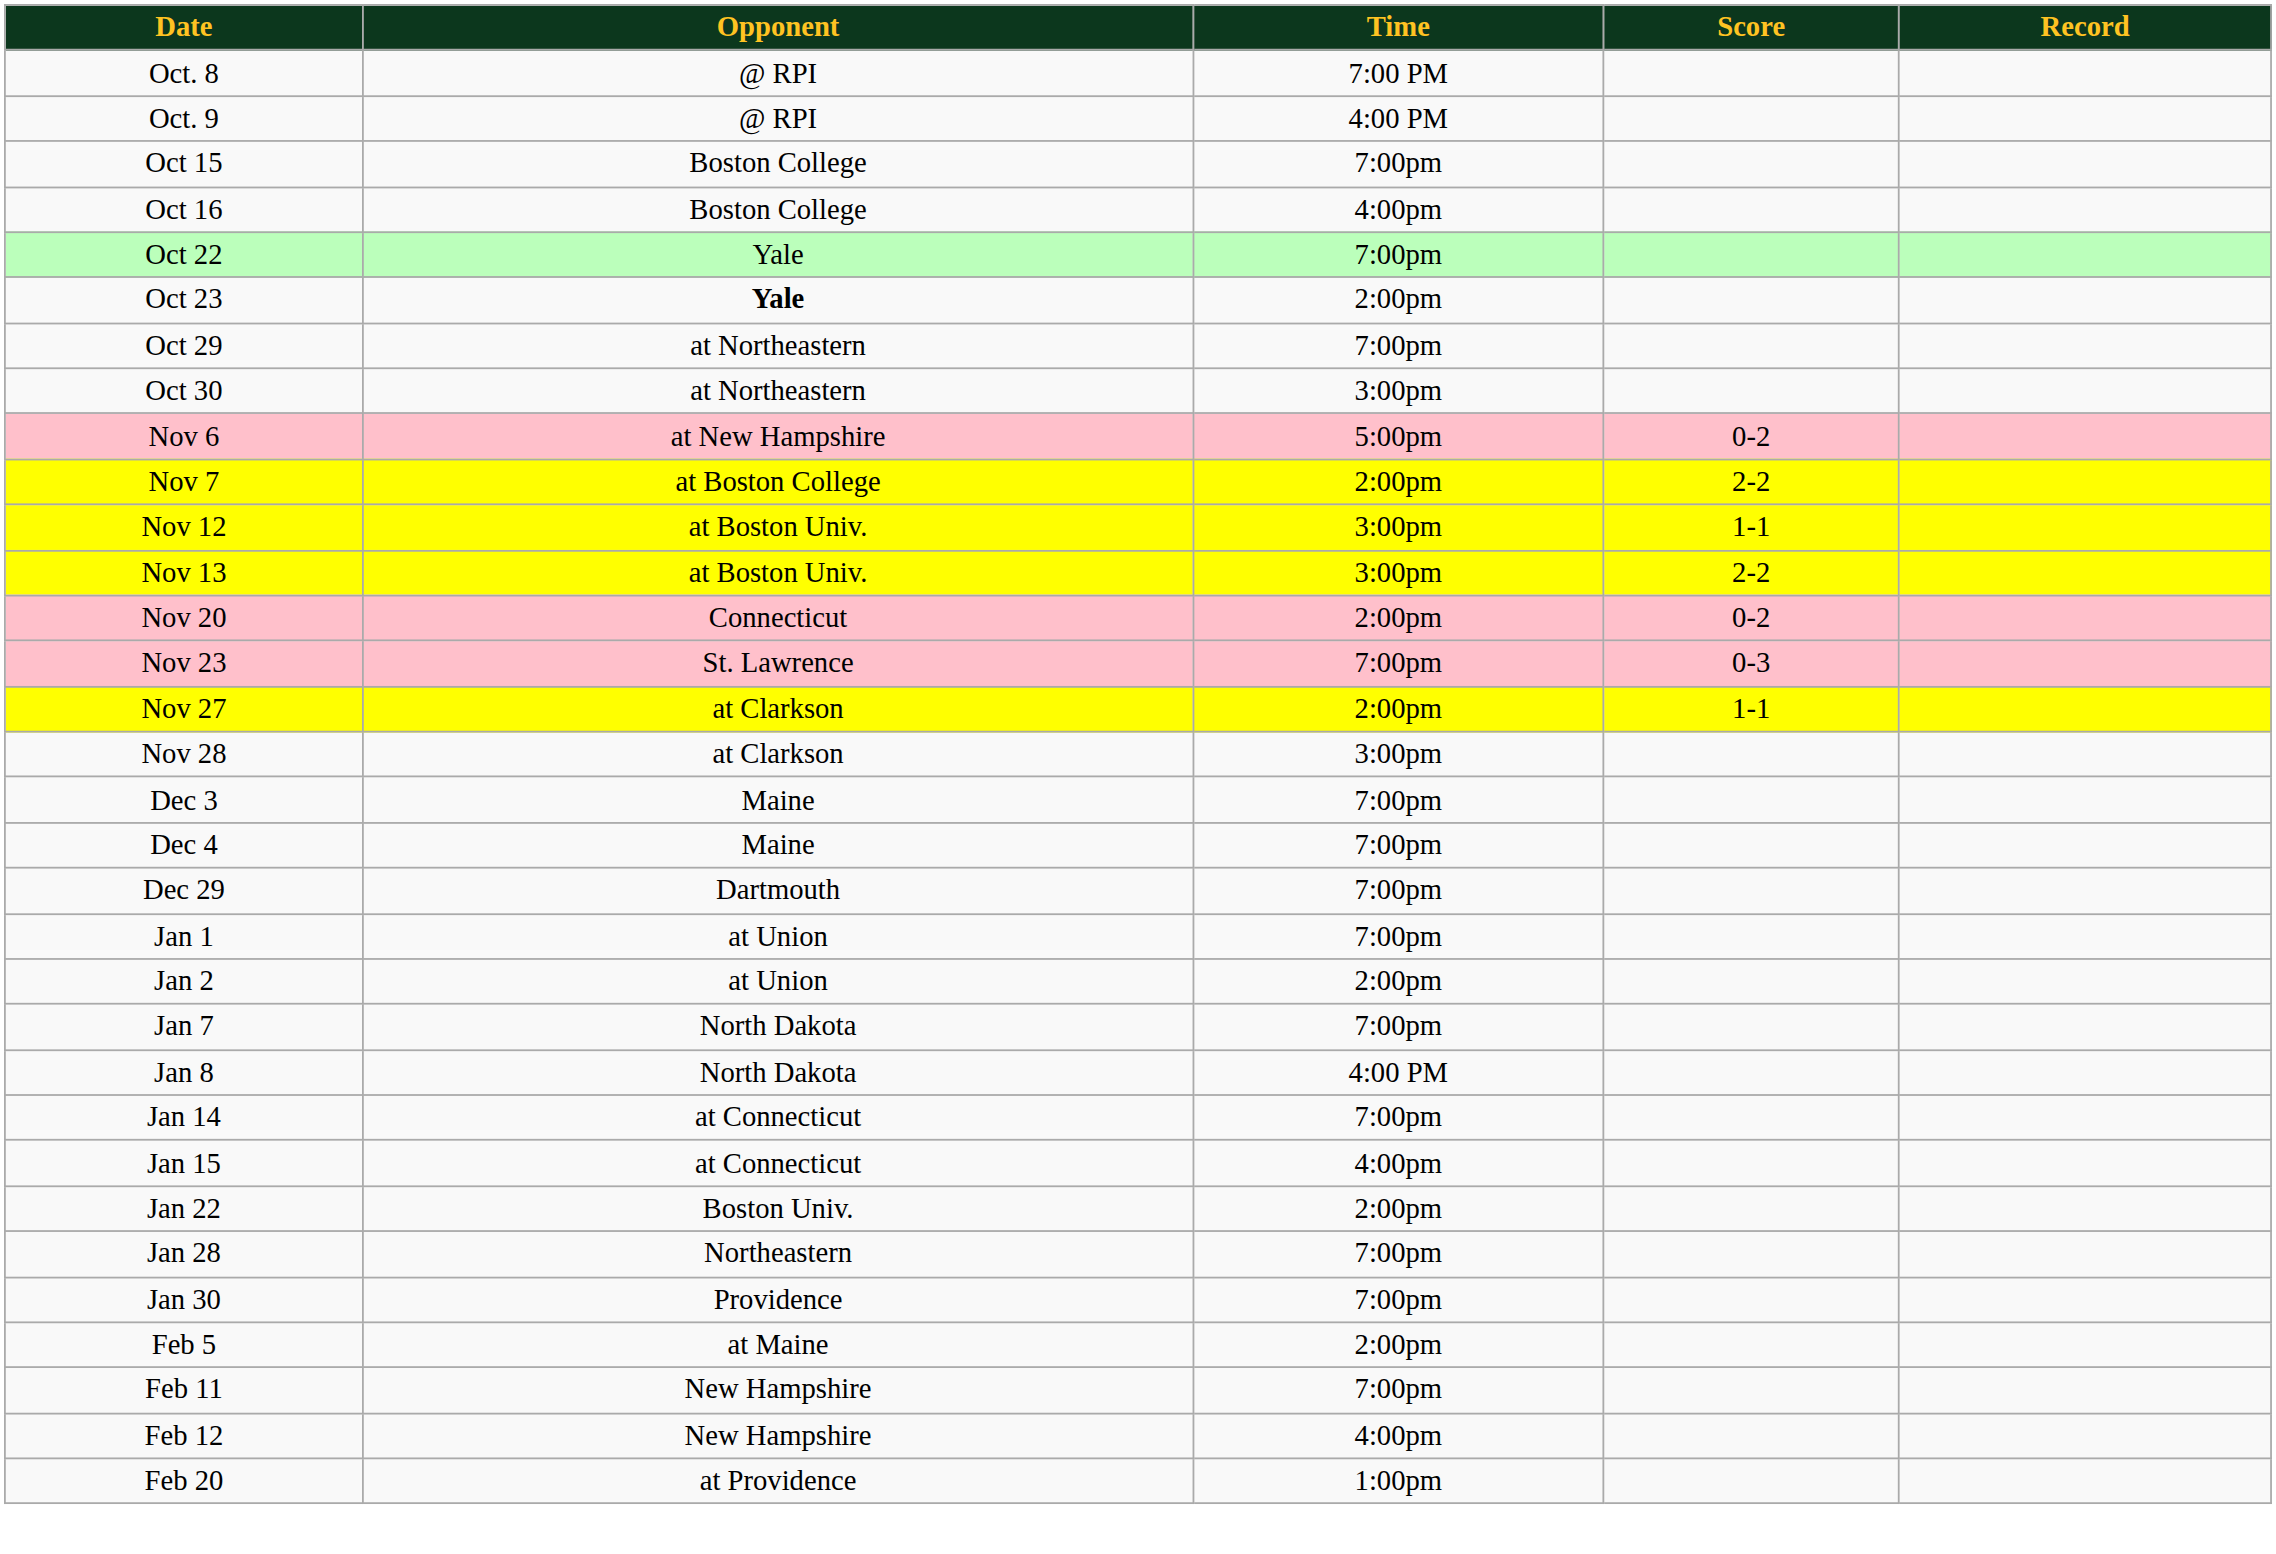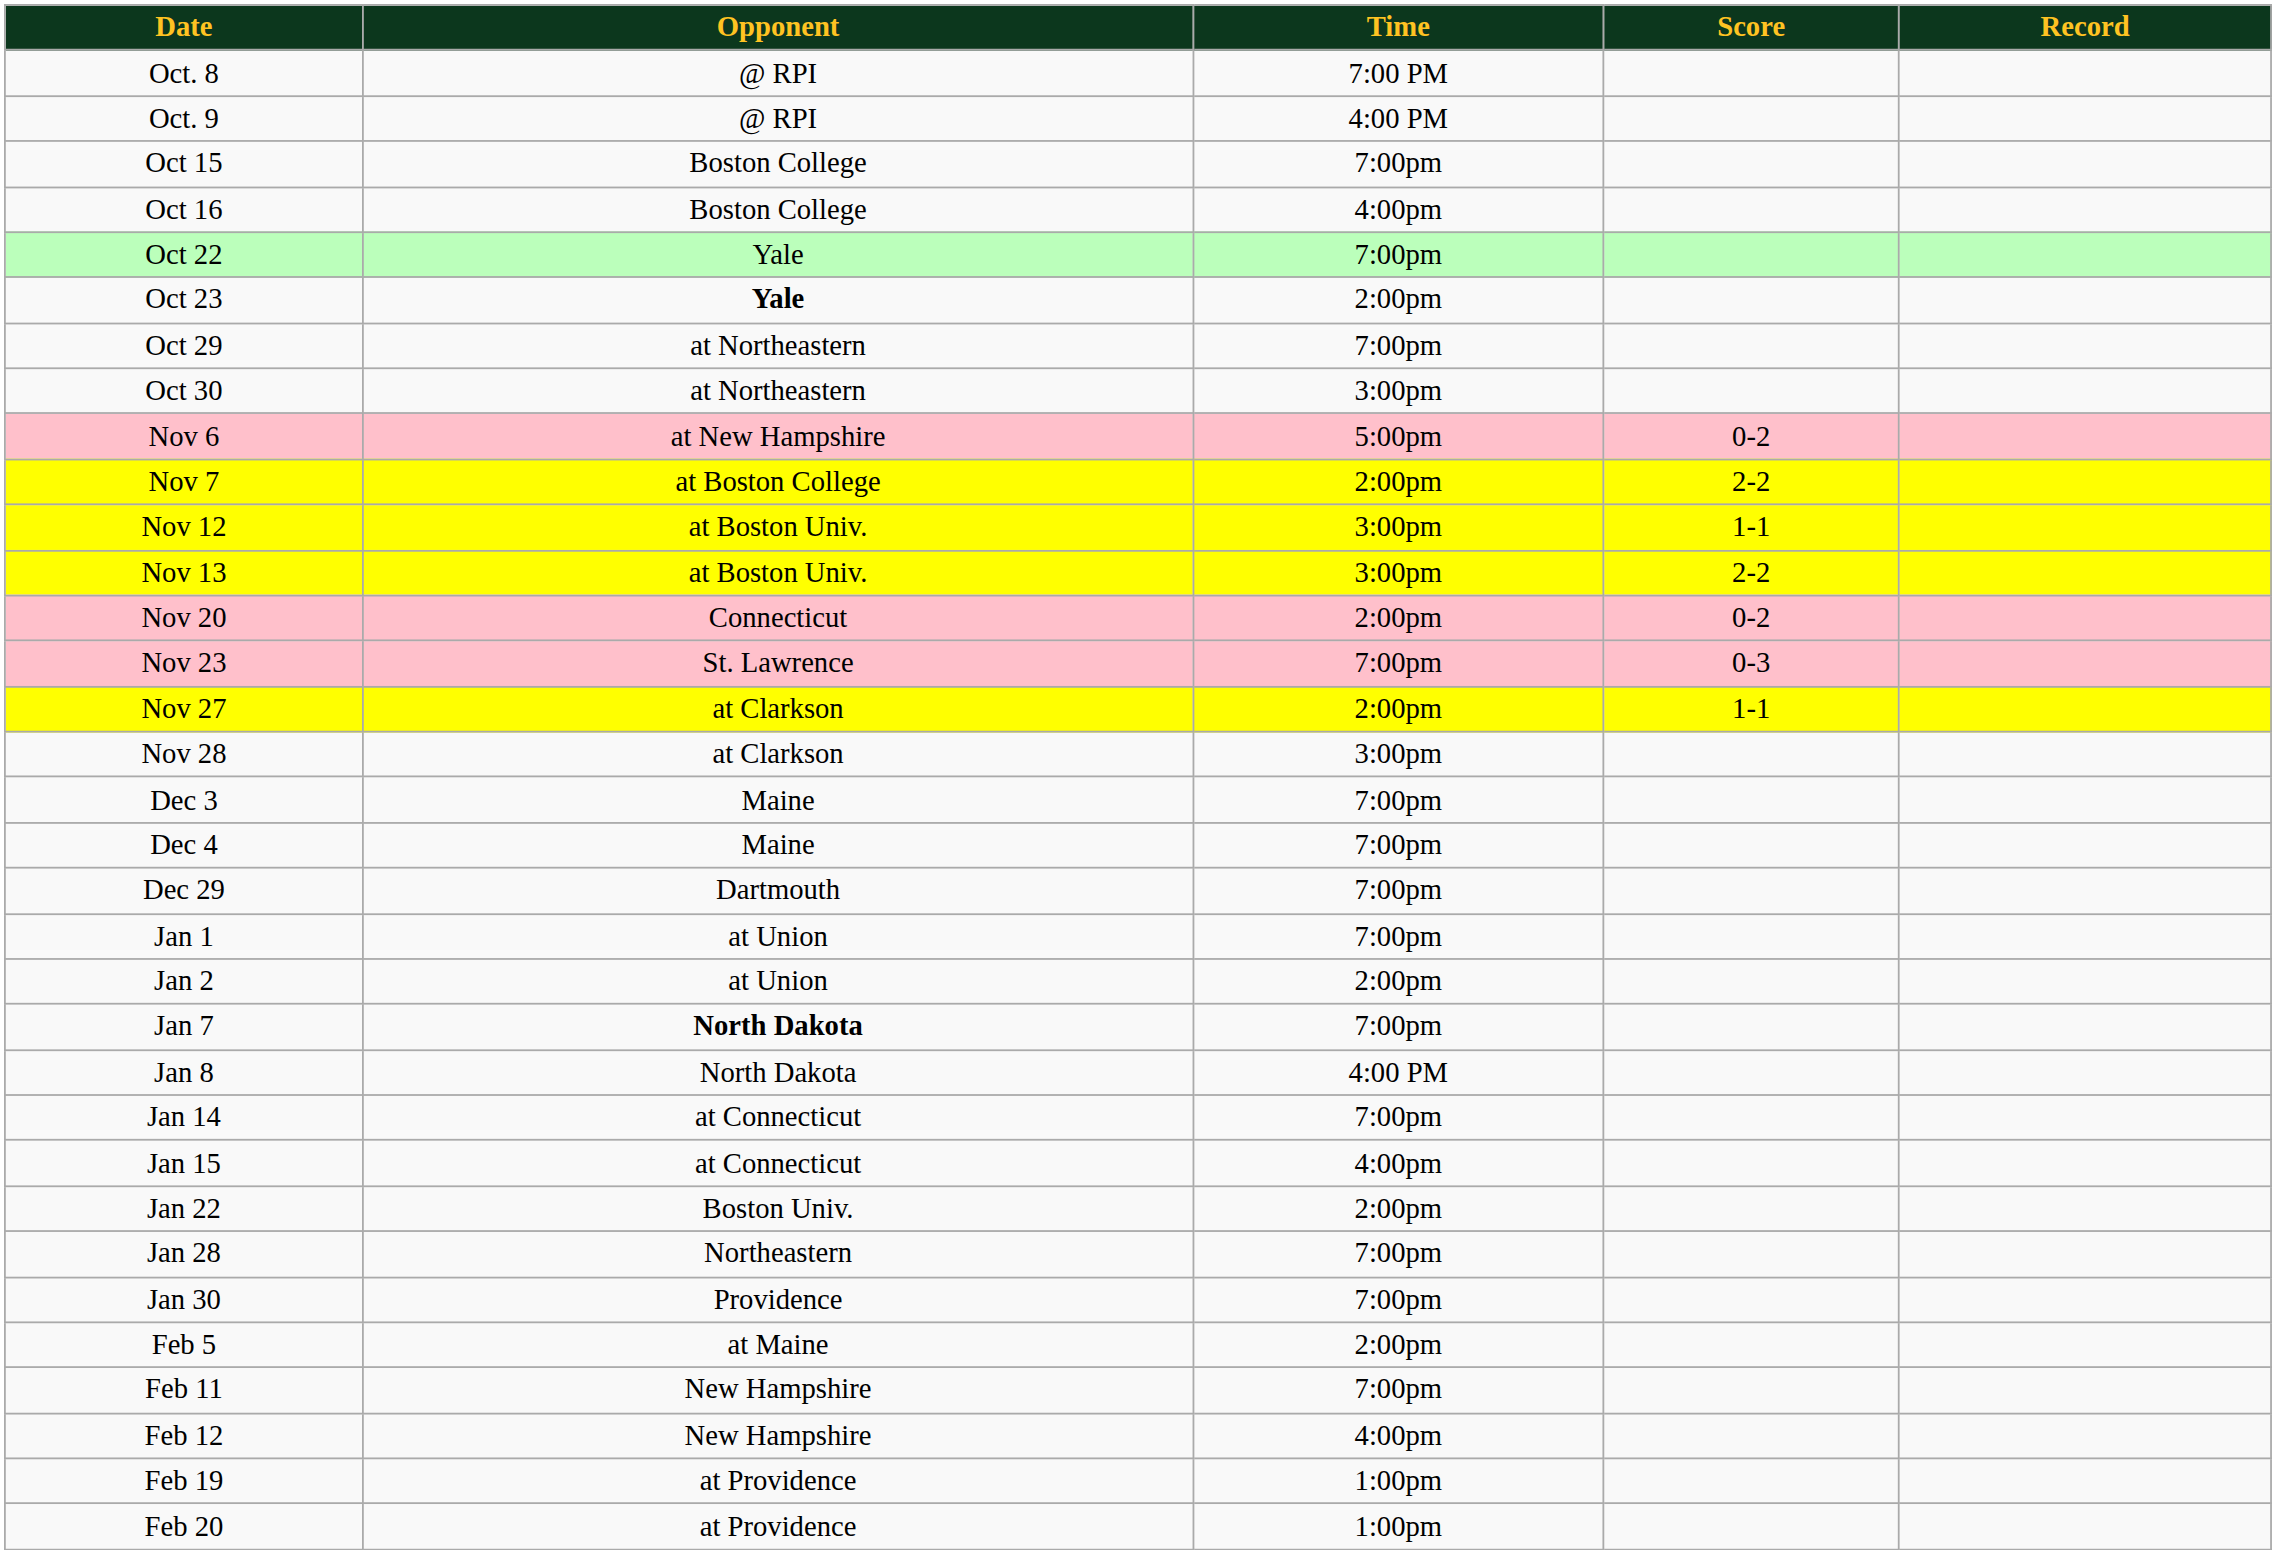(778, 1026) normal -> (778, 1026) bold
+ row: (184, 1480)
